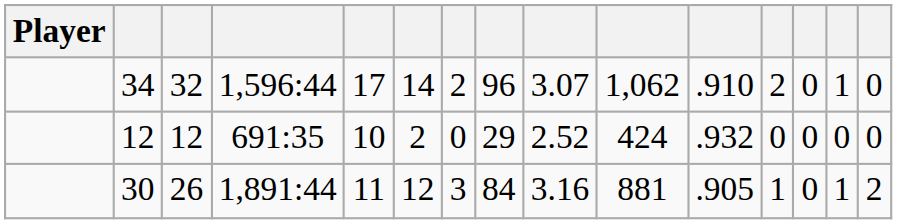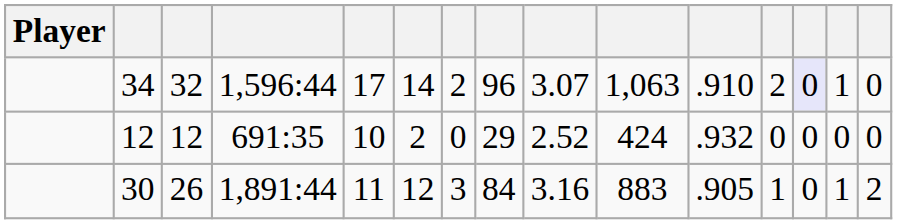(642, 84) 1,062 -> (642, 84) 1,063
(810, 84) no background -> (810, 84) lavender background
(642, 190) 881 -> (642, 190) 883
